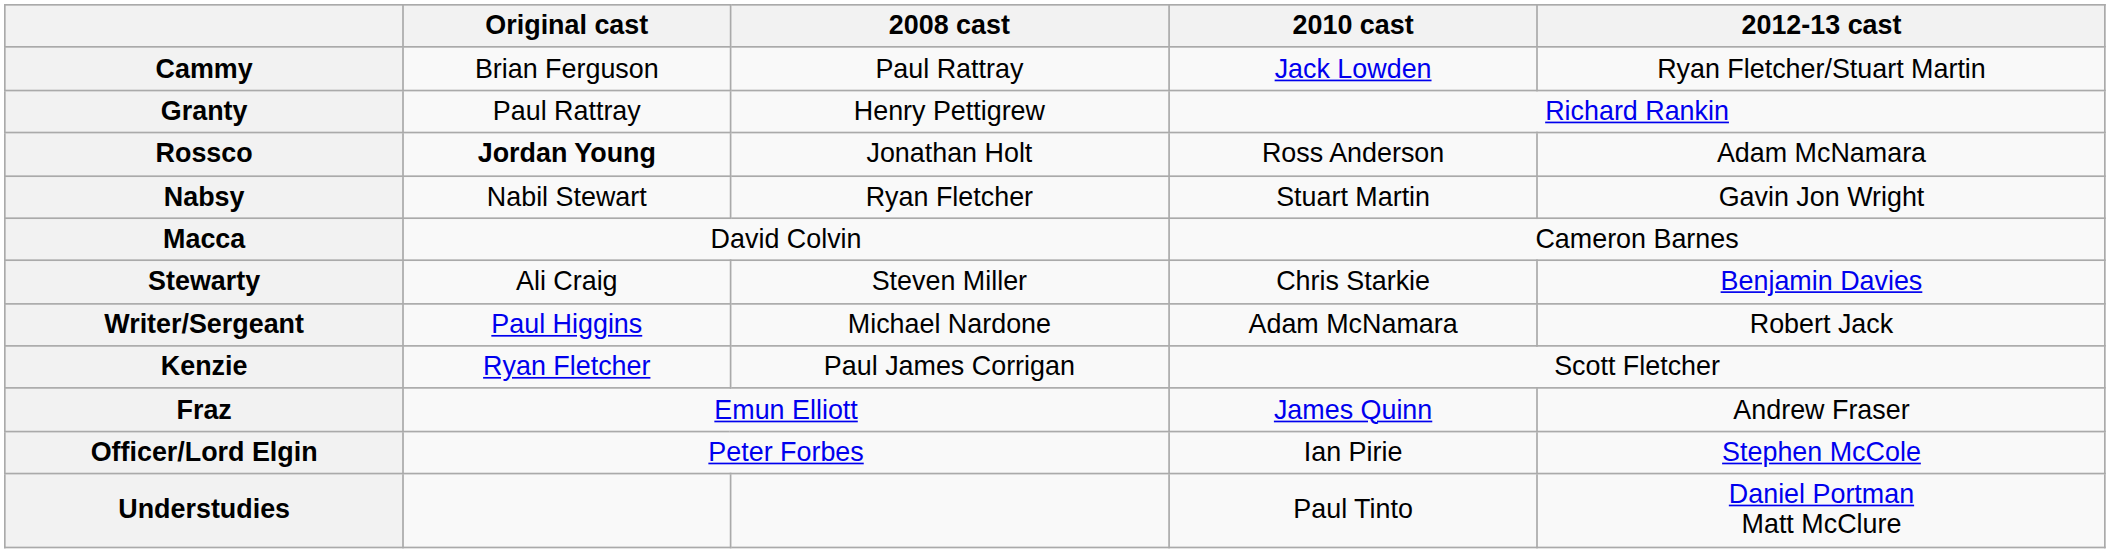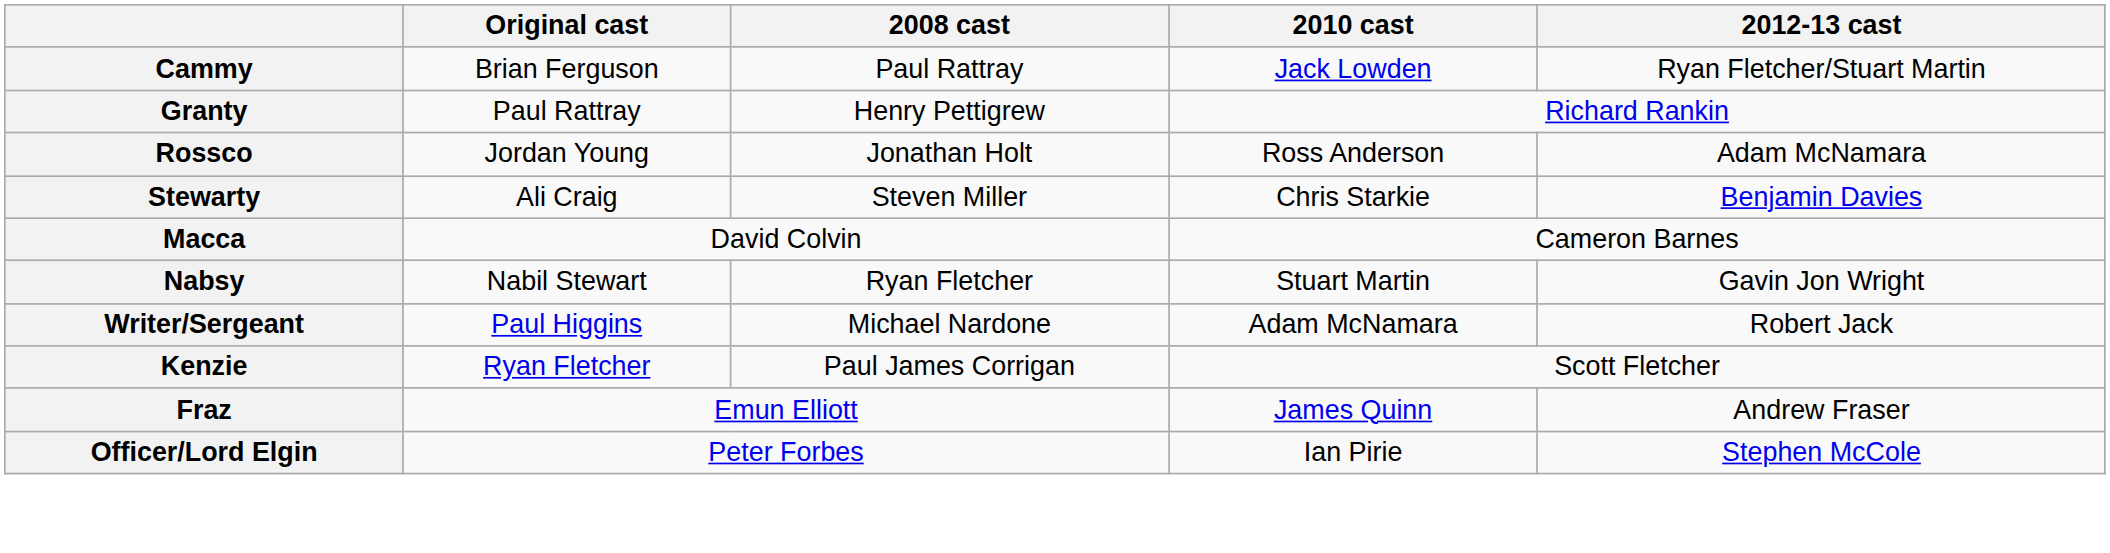(567, 153) bold -> (567, 153) normal
rows swapped: (204, 281) <-> (204, 196)
- row: (204, 509)
